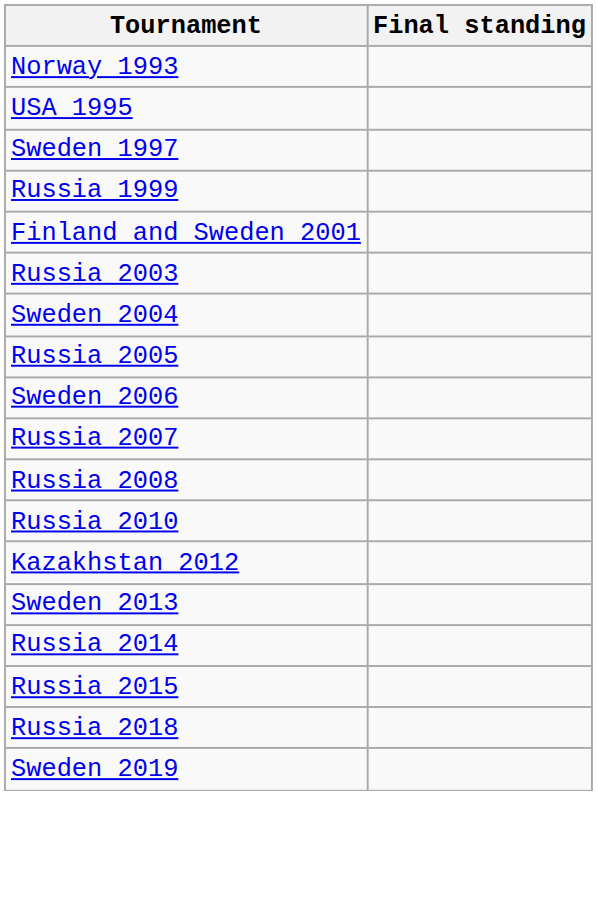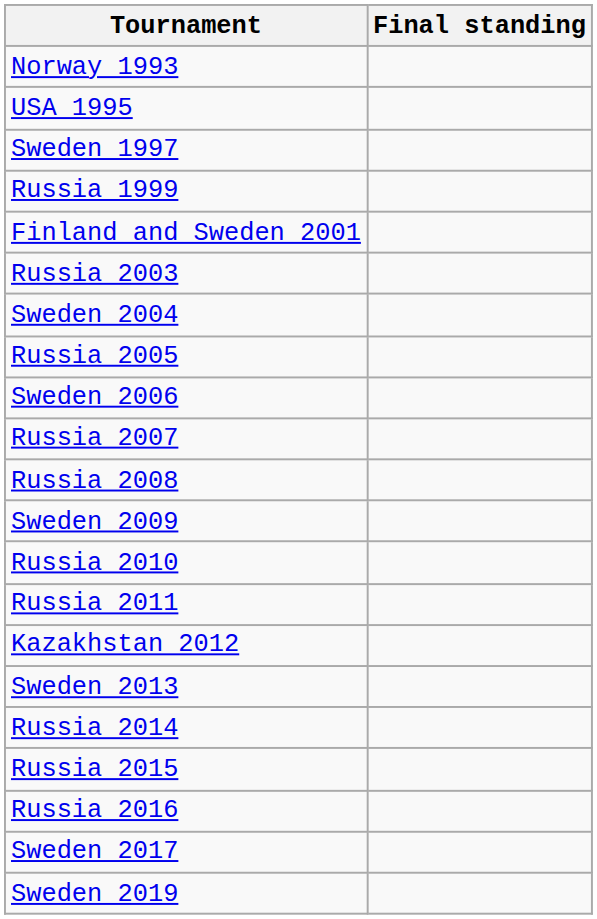+ row: (95, 521)
+ row: (95, 604)
+ row: (95, 811)
+ row: (95, 852)
- row: (95, 728)
